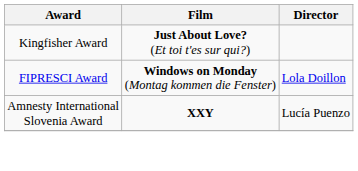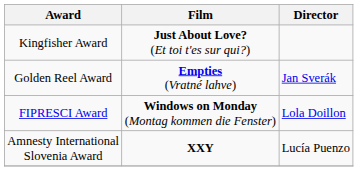+ row: (63, 78)
